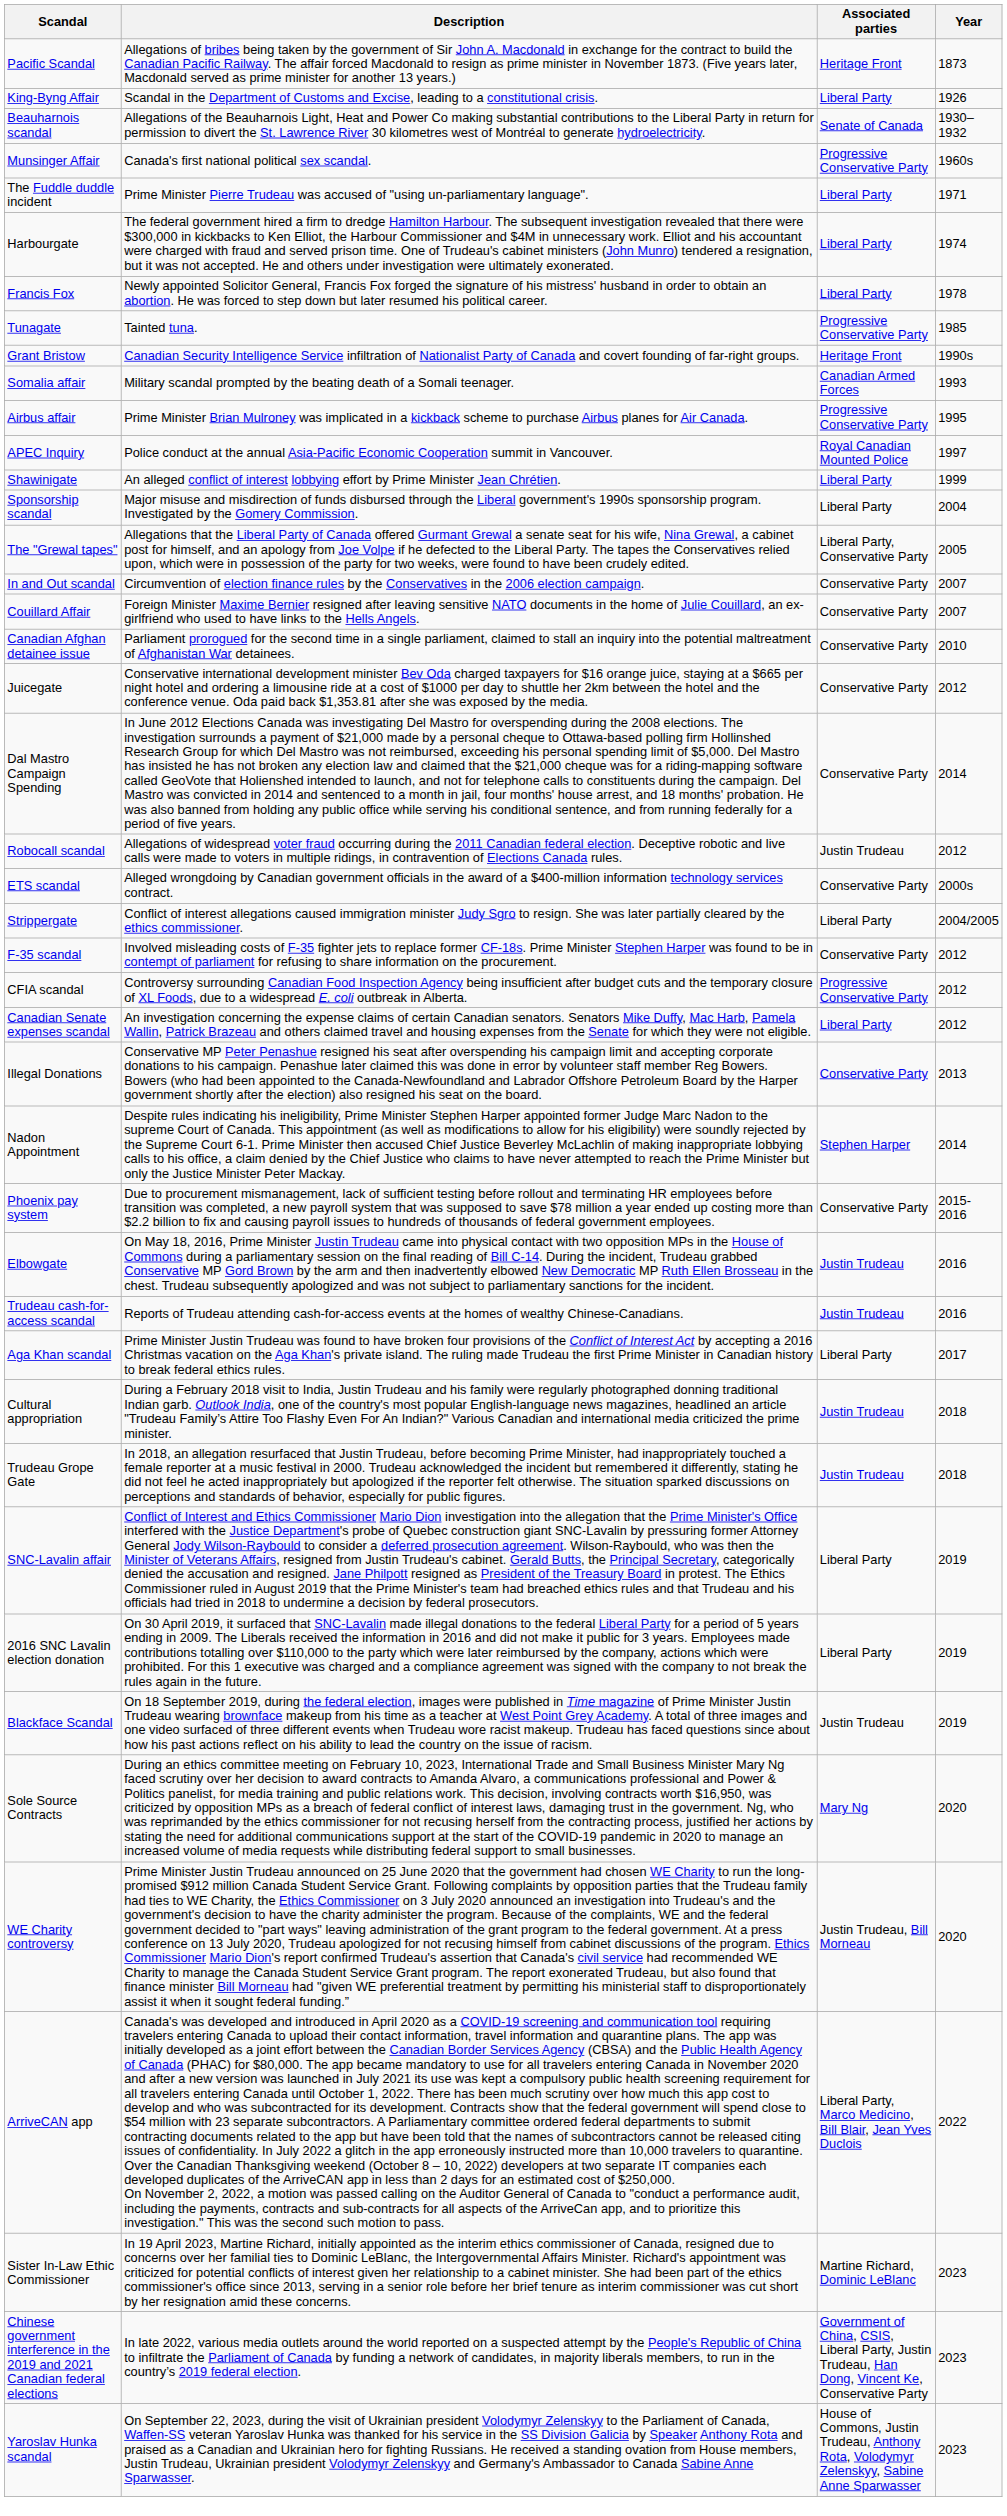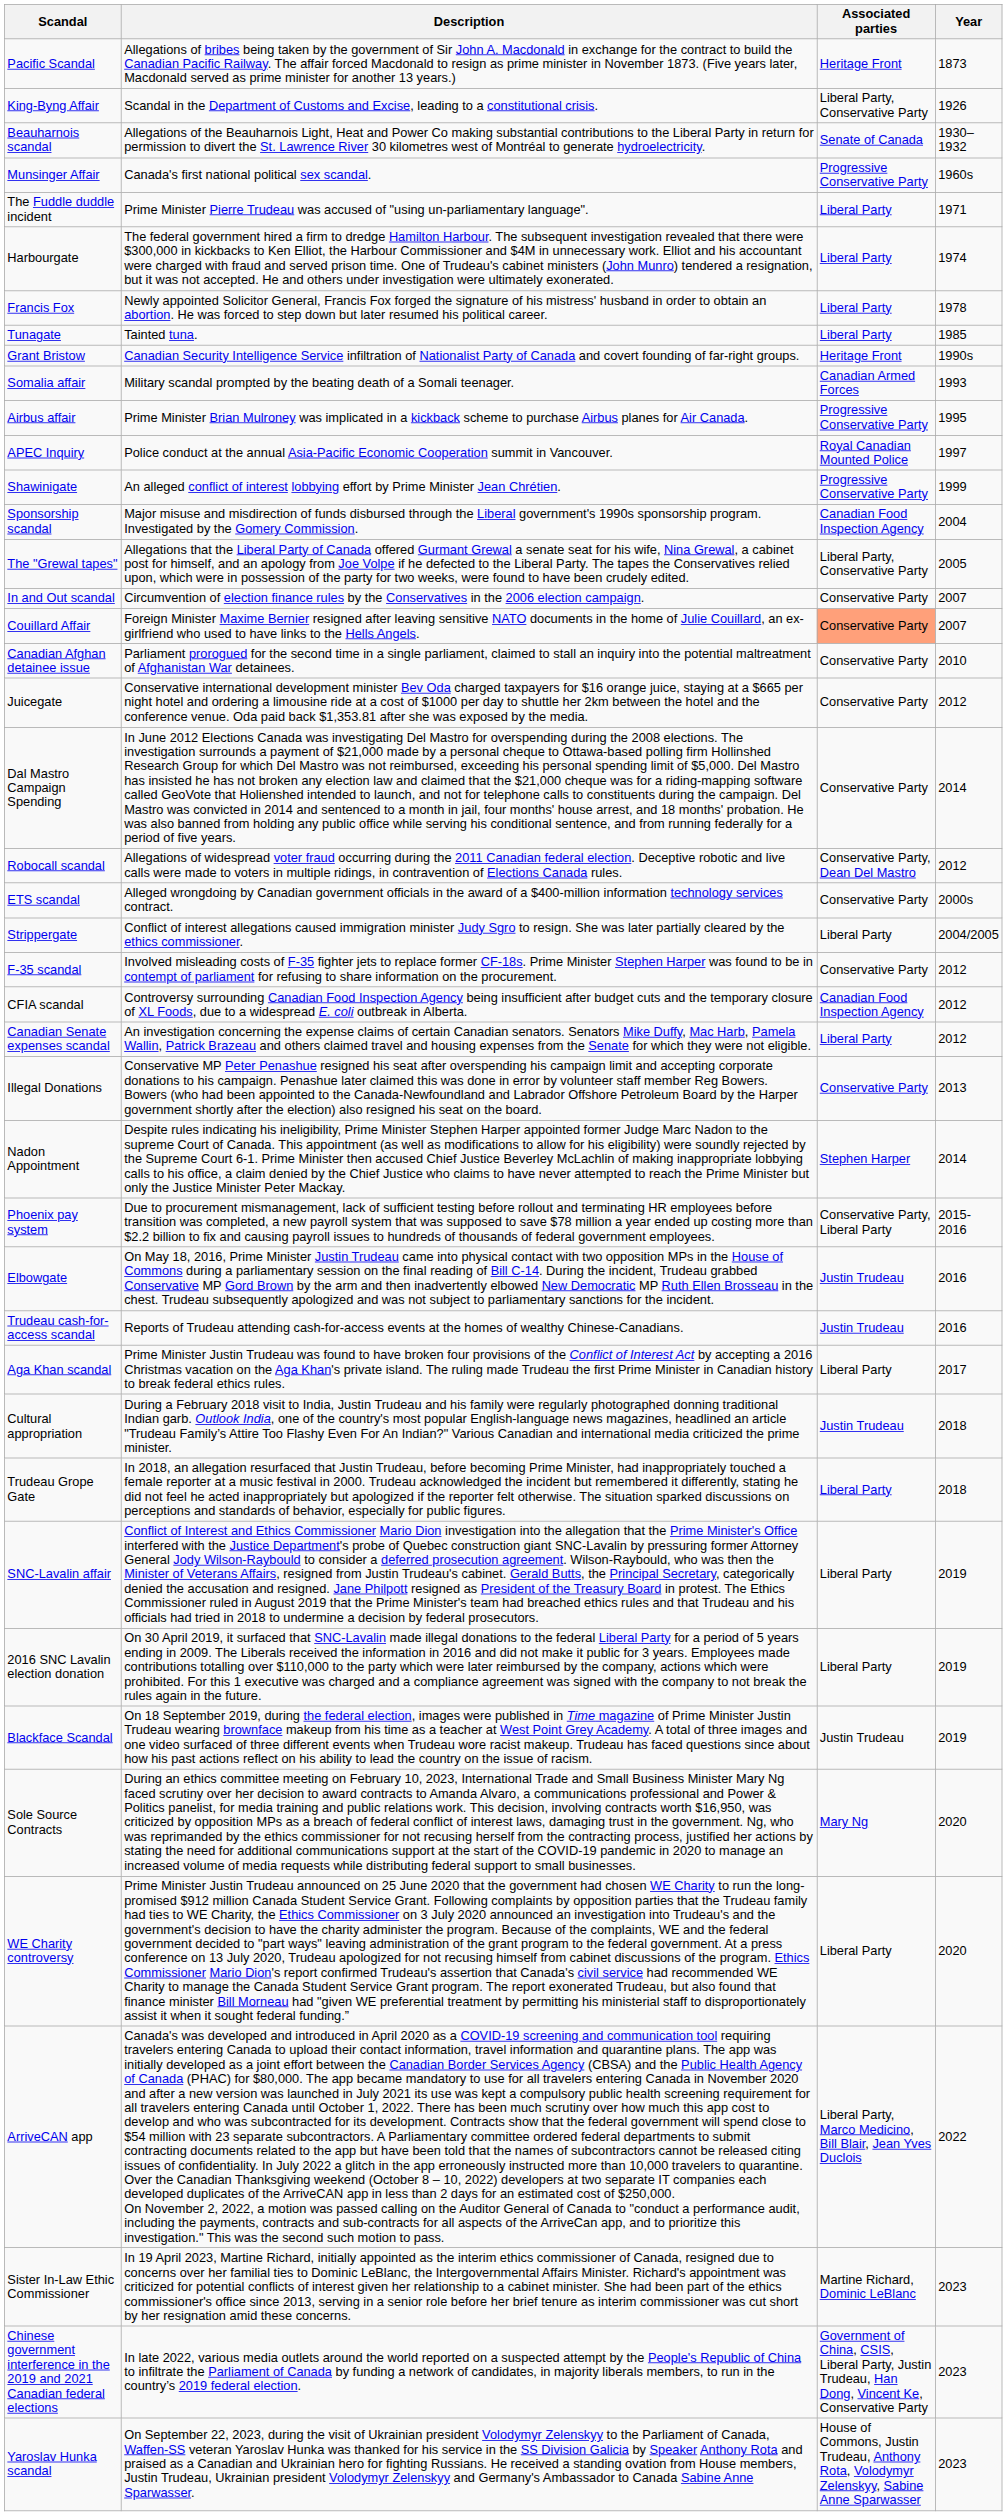(856, 98) Liberal Party -> (874, 105) Liberal Party, Conservative Party
(874, 328) Progressive Conservative Party -> (856, 335) Liberal Party
(856, 480) Liberal Party -> (874, 487) Progressive Conservative Party
(856, 507) Liberal Party -> (872, 522) Canadian Food Inspection Agency
(874, 611) no background -> (874, 626) lightsalmon background
(862, 851) Justin Trudeau -> (875, 865) Conservative Party, Dean Del Mastro
(874, 990) Progressive Conservative Party -> (872, 1004) Canadian Food Inspection Agency
(874, 1208) Conservative Party -> (875, 1222) Conservative Party, Liberal Party
(862, 1475) Justin Trudeau -> (856, 1489) Liberal Party
(874, 1936) Justin Trudeau, Bill Morneau -> (856, 1951) Liberal Party
